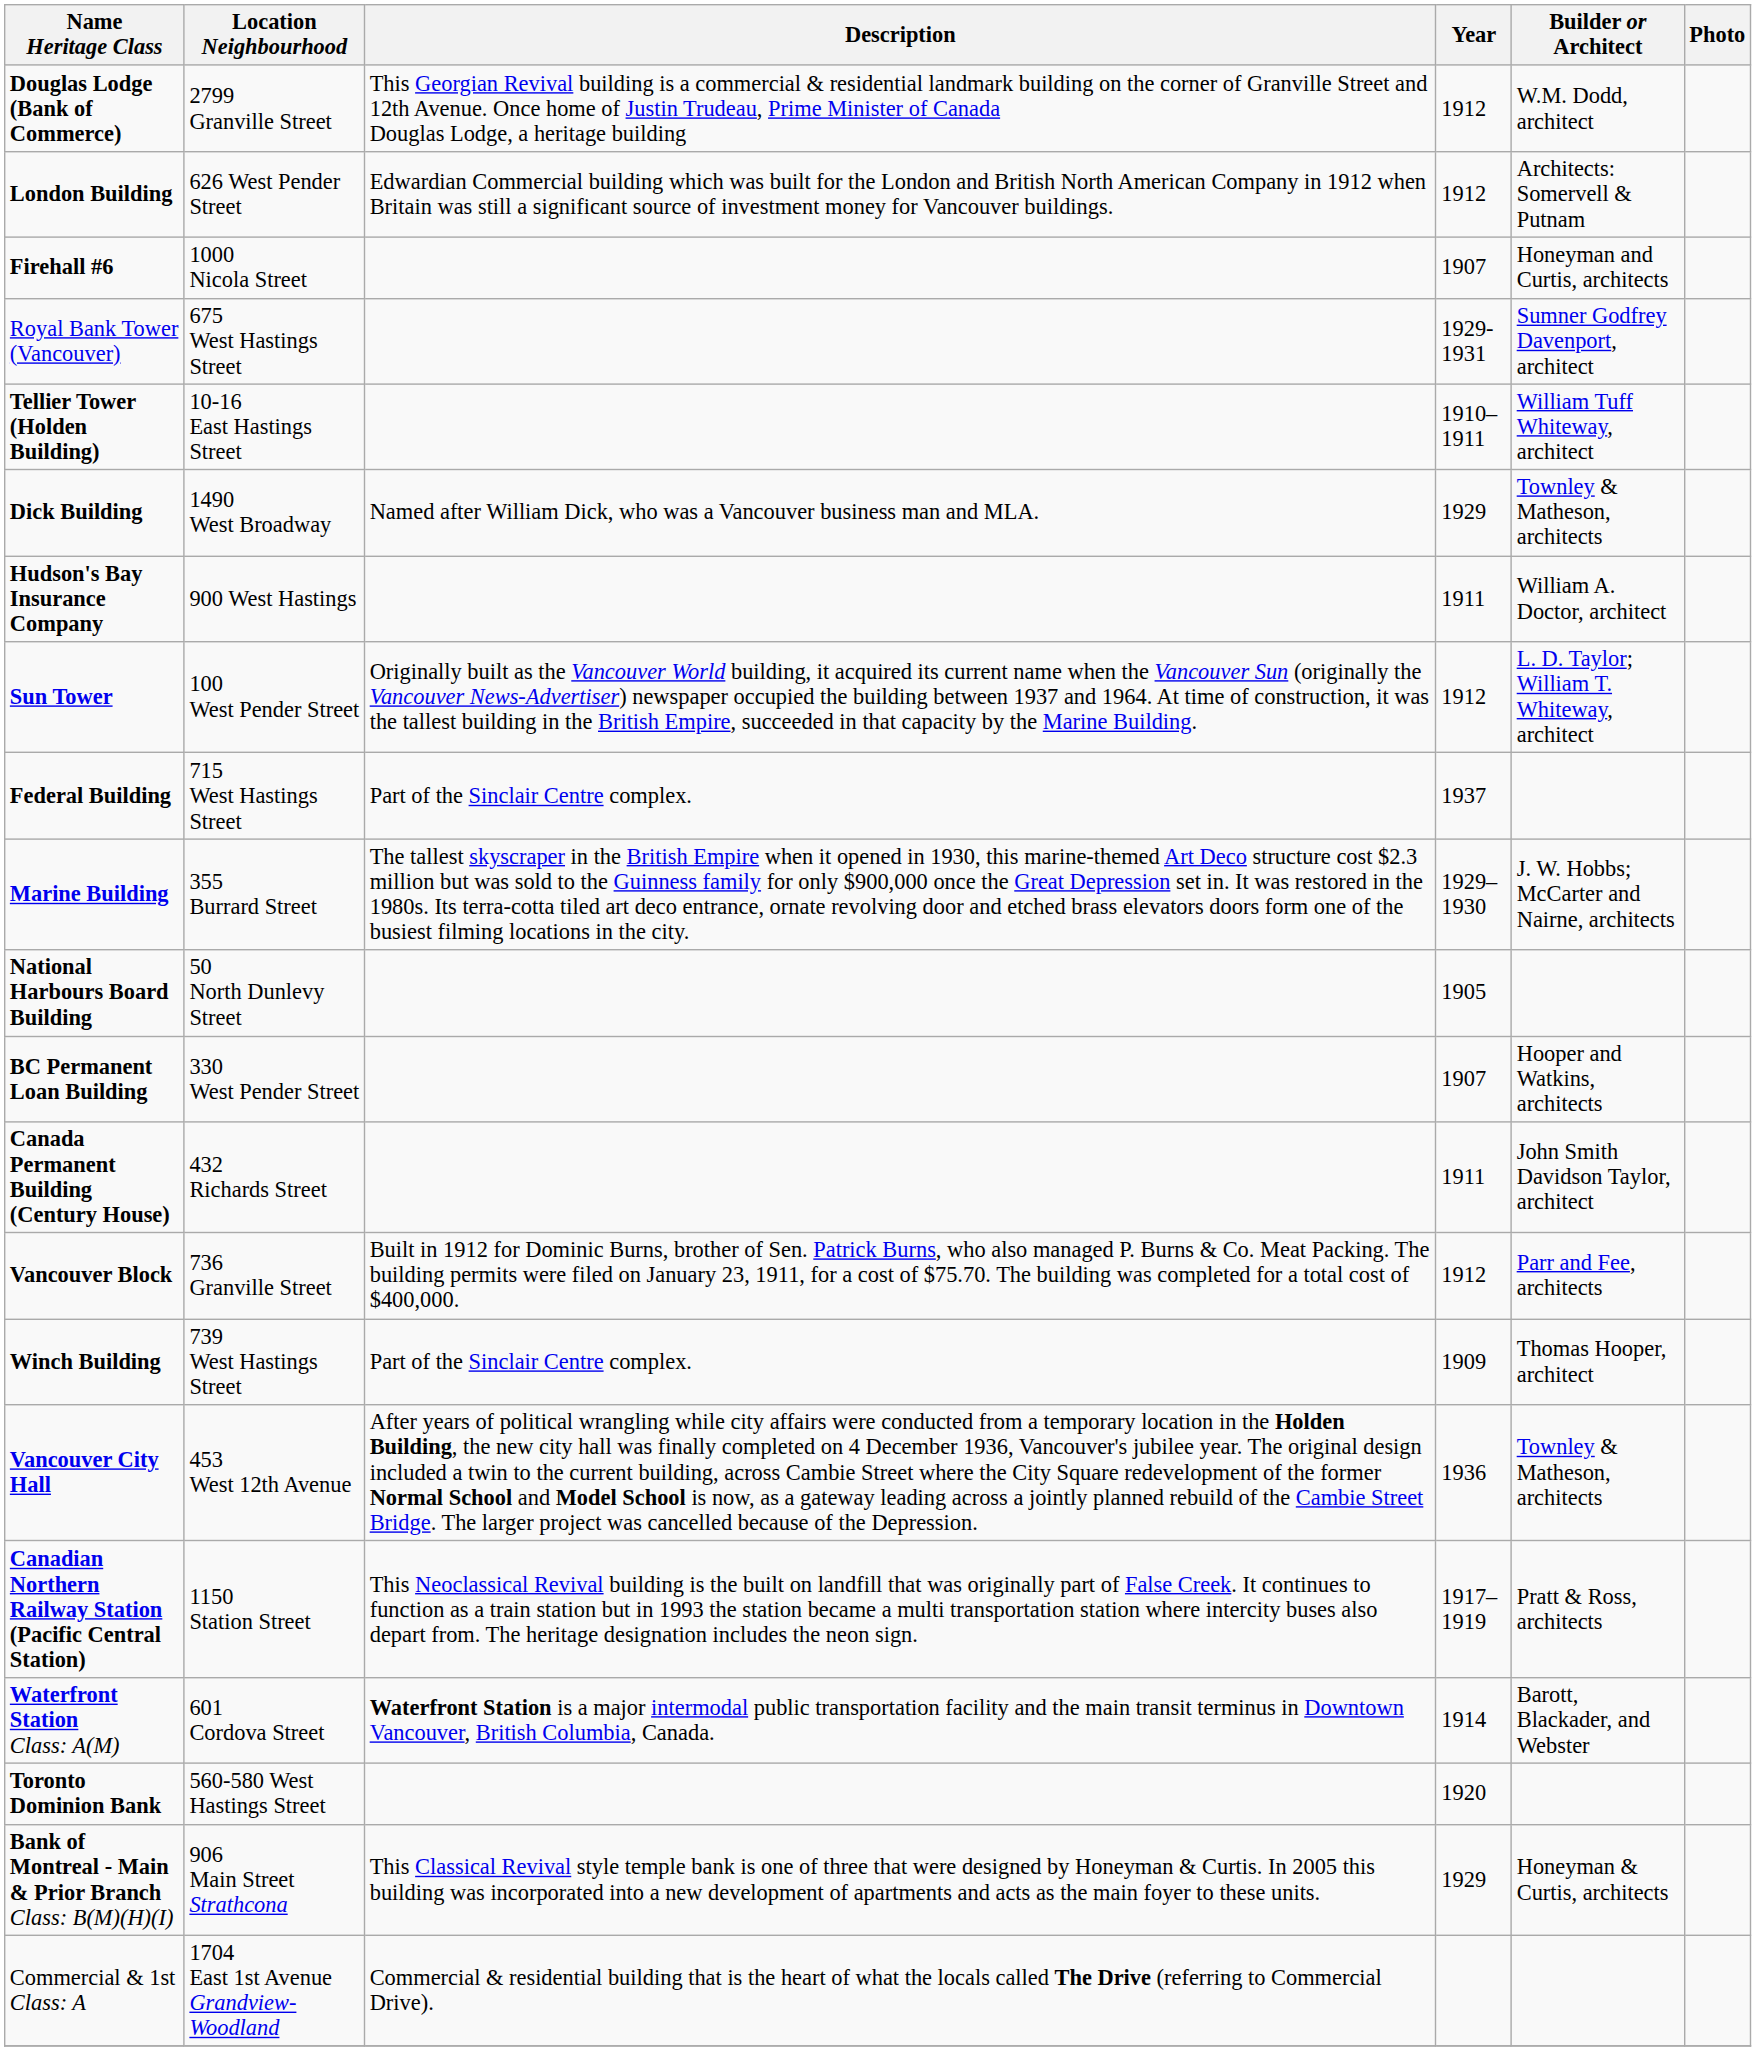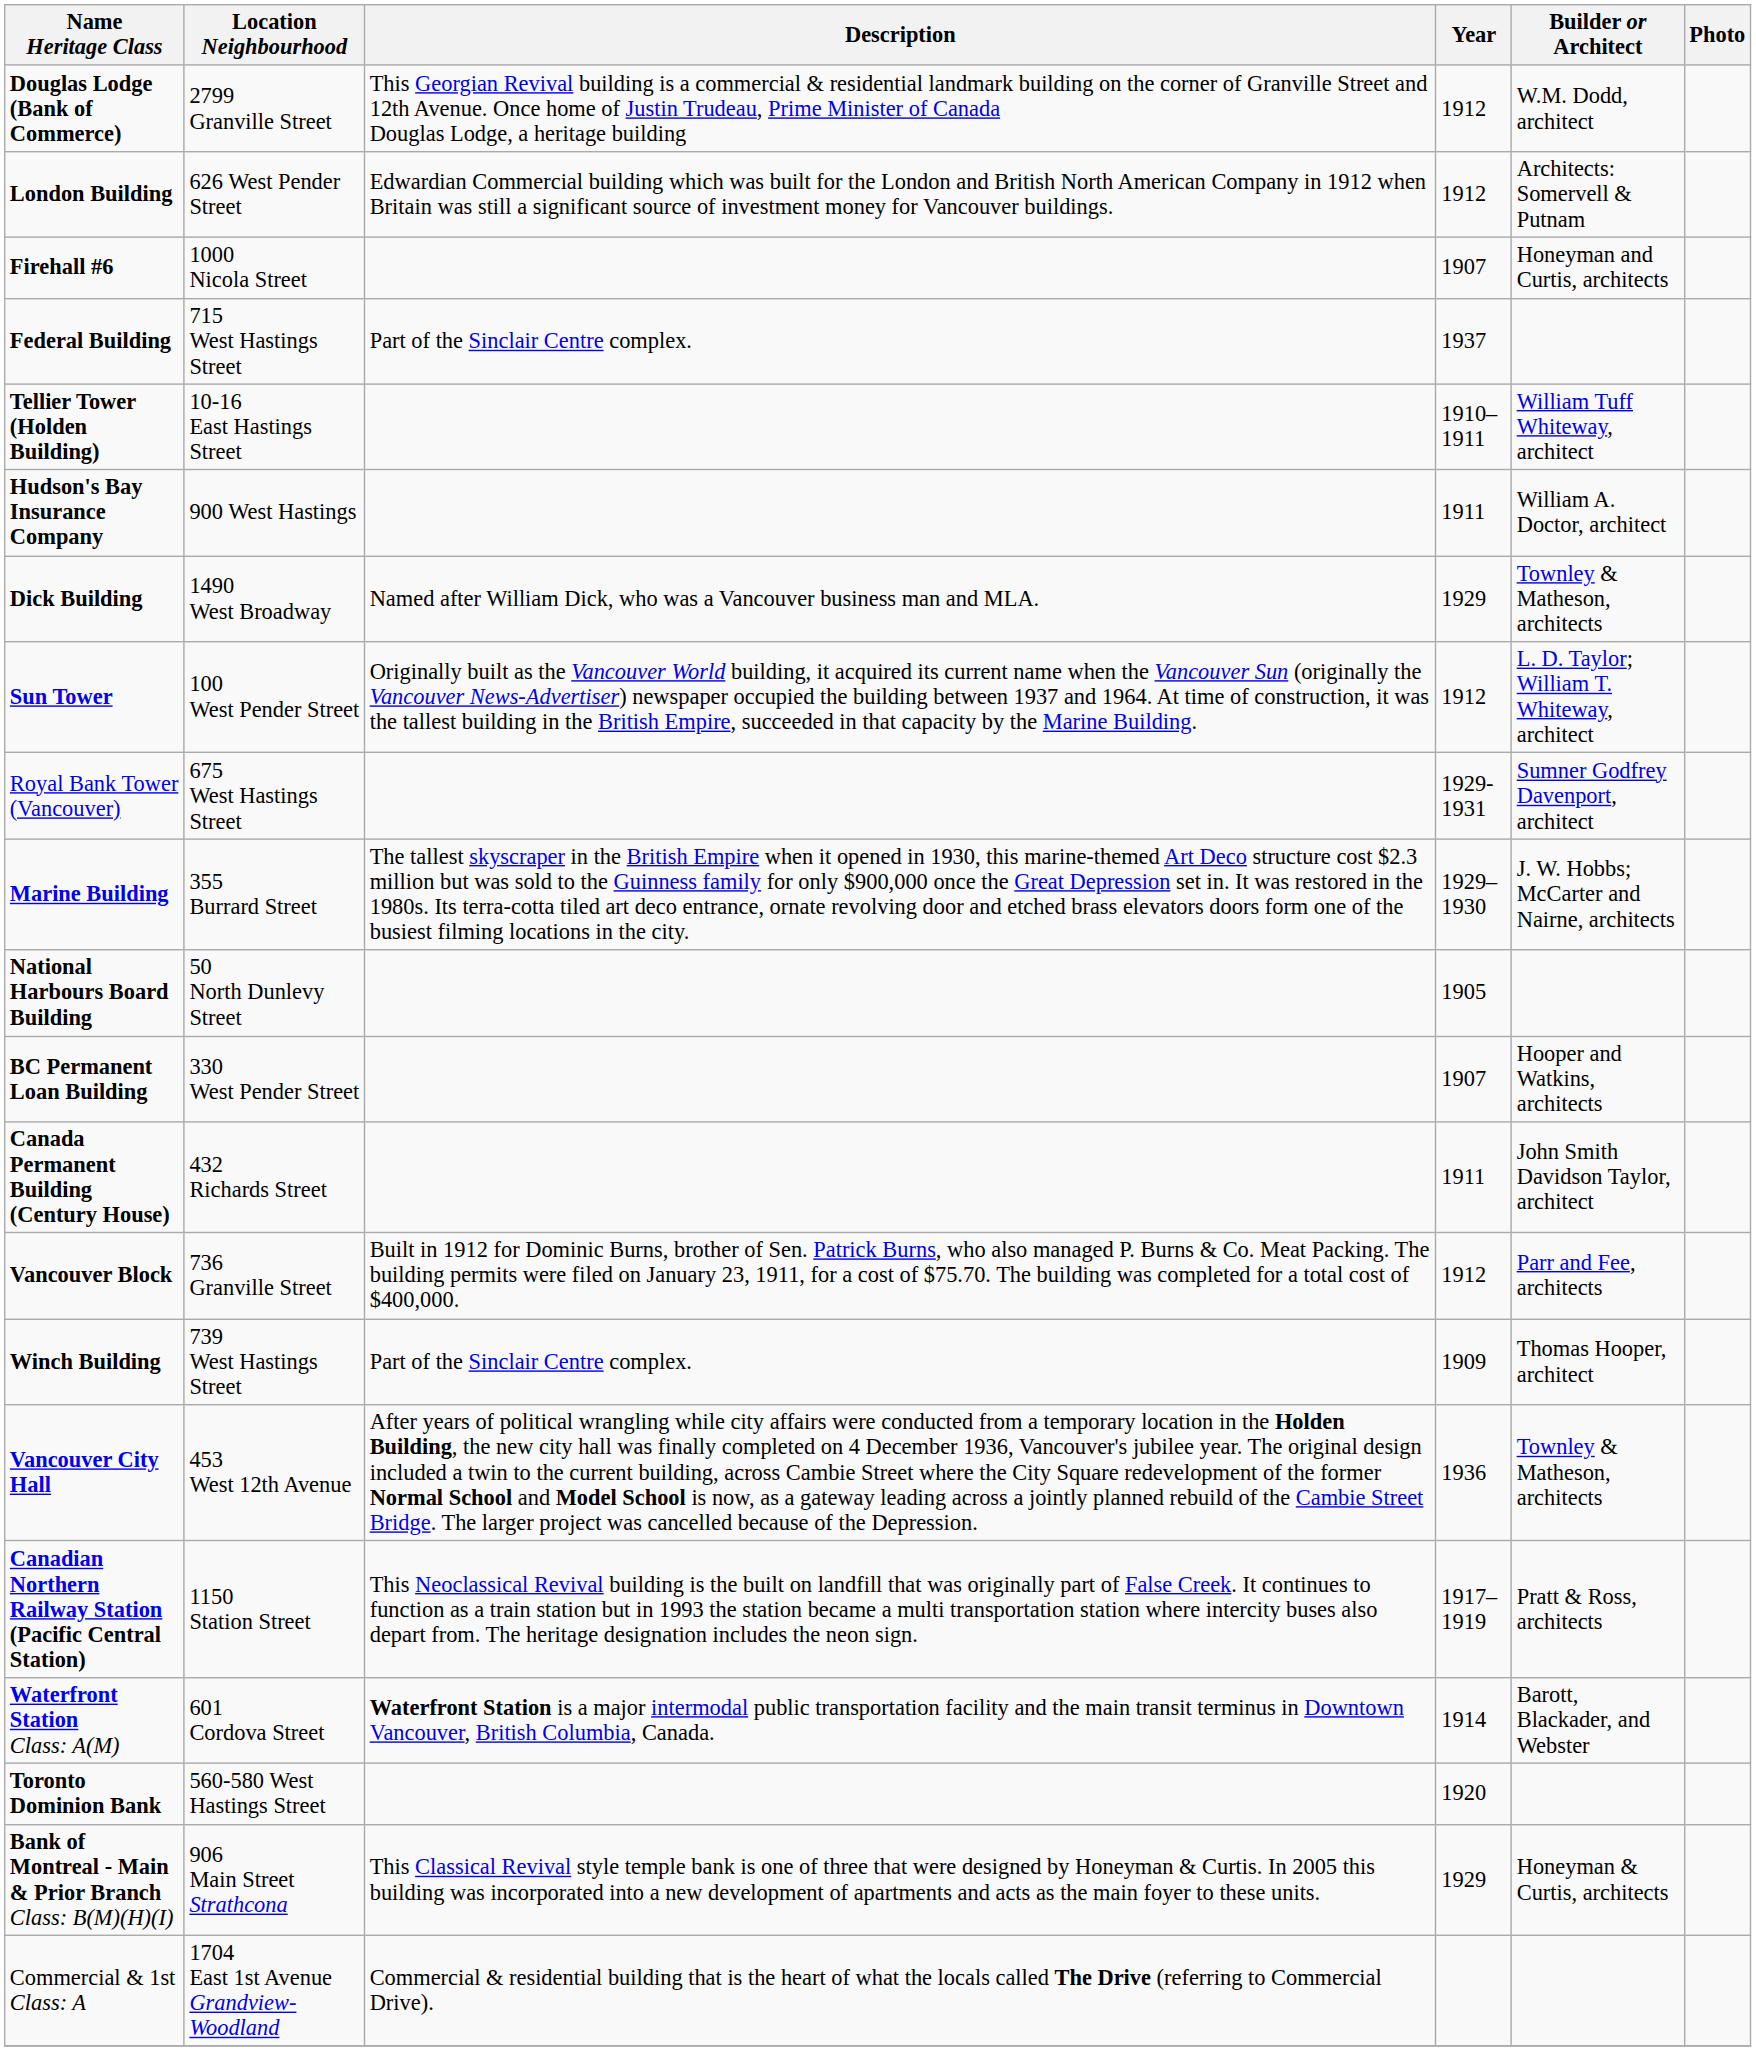rows swapped: (94, 340) <-> (90, 795)
rows swapped: (76, 598) <-> (76, 512)
